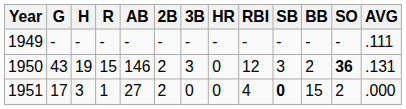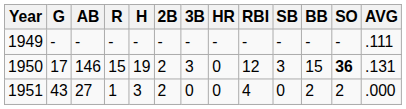columns swapped: (137, 16) <-> (84, 16)
(59, 66) 43 -> (59, 66) 17
(310, 66) 2 -> (314, 66) 15
(59, 91) 17 -> (59, 91) 43
(281, 91) bold -> (281, 91) normal
(314, 91) 15 -> (310, 91) 2
